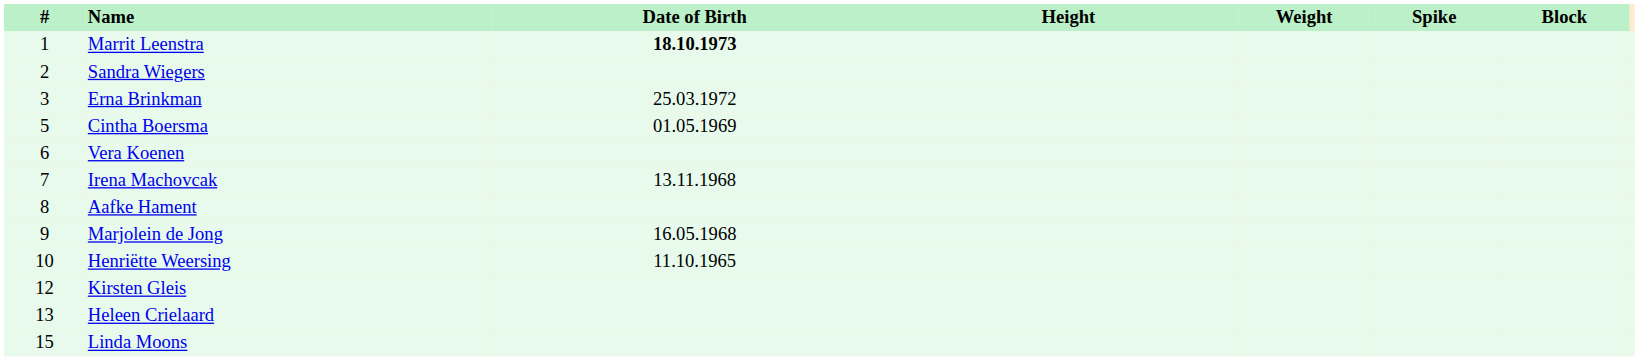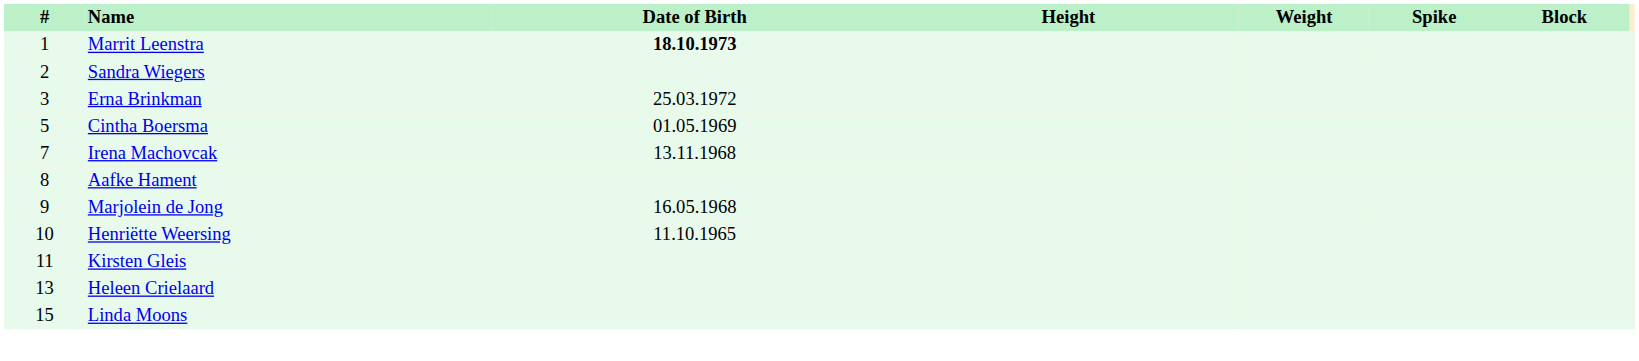- row: (136, 152)
(45, 288) 12 -> (45, 261) 11
